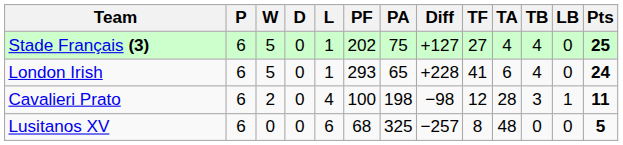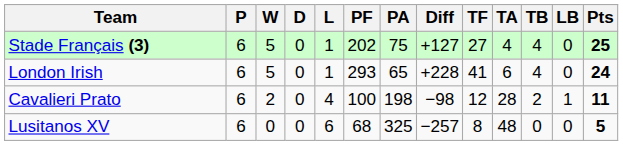(537, 99) 3 -> (537, 99) 2
